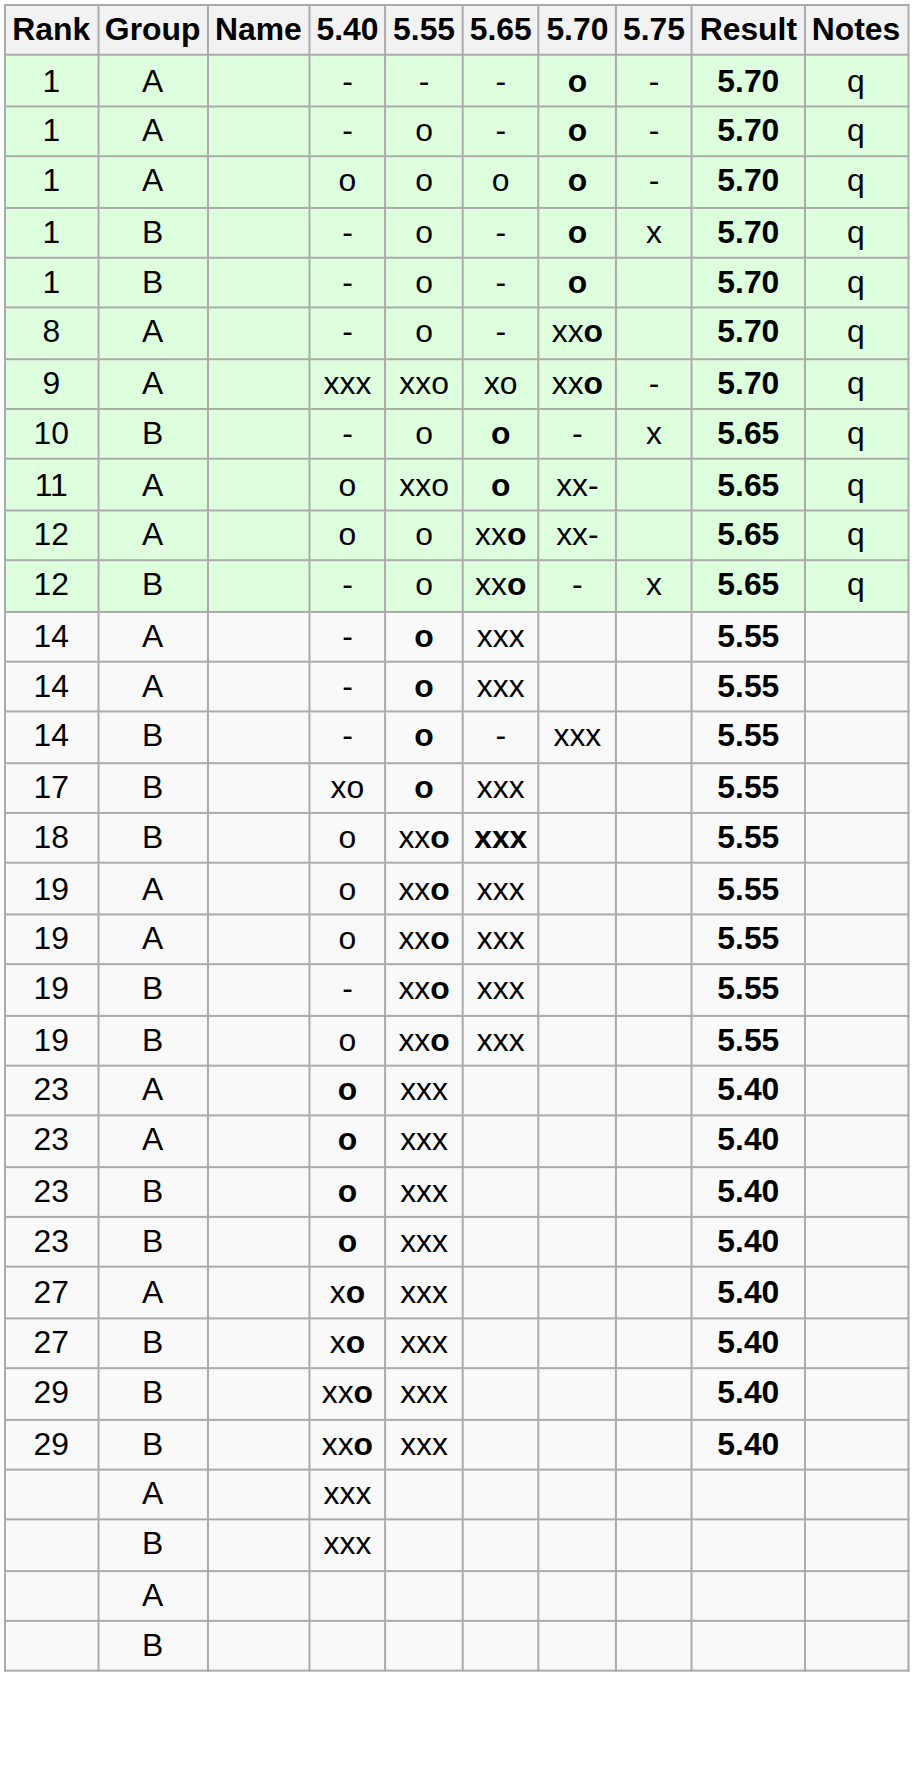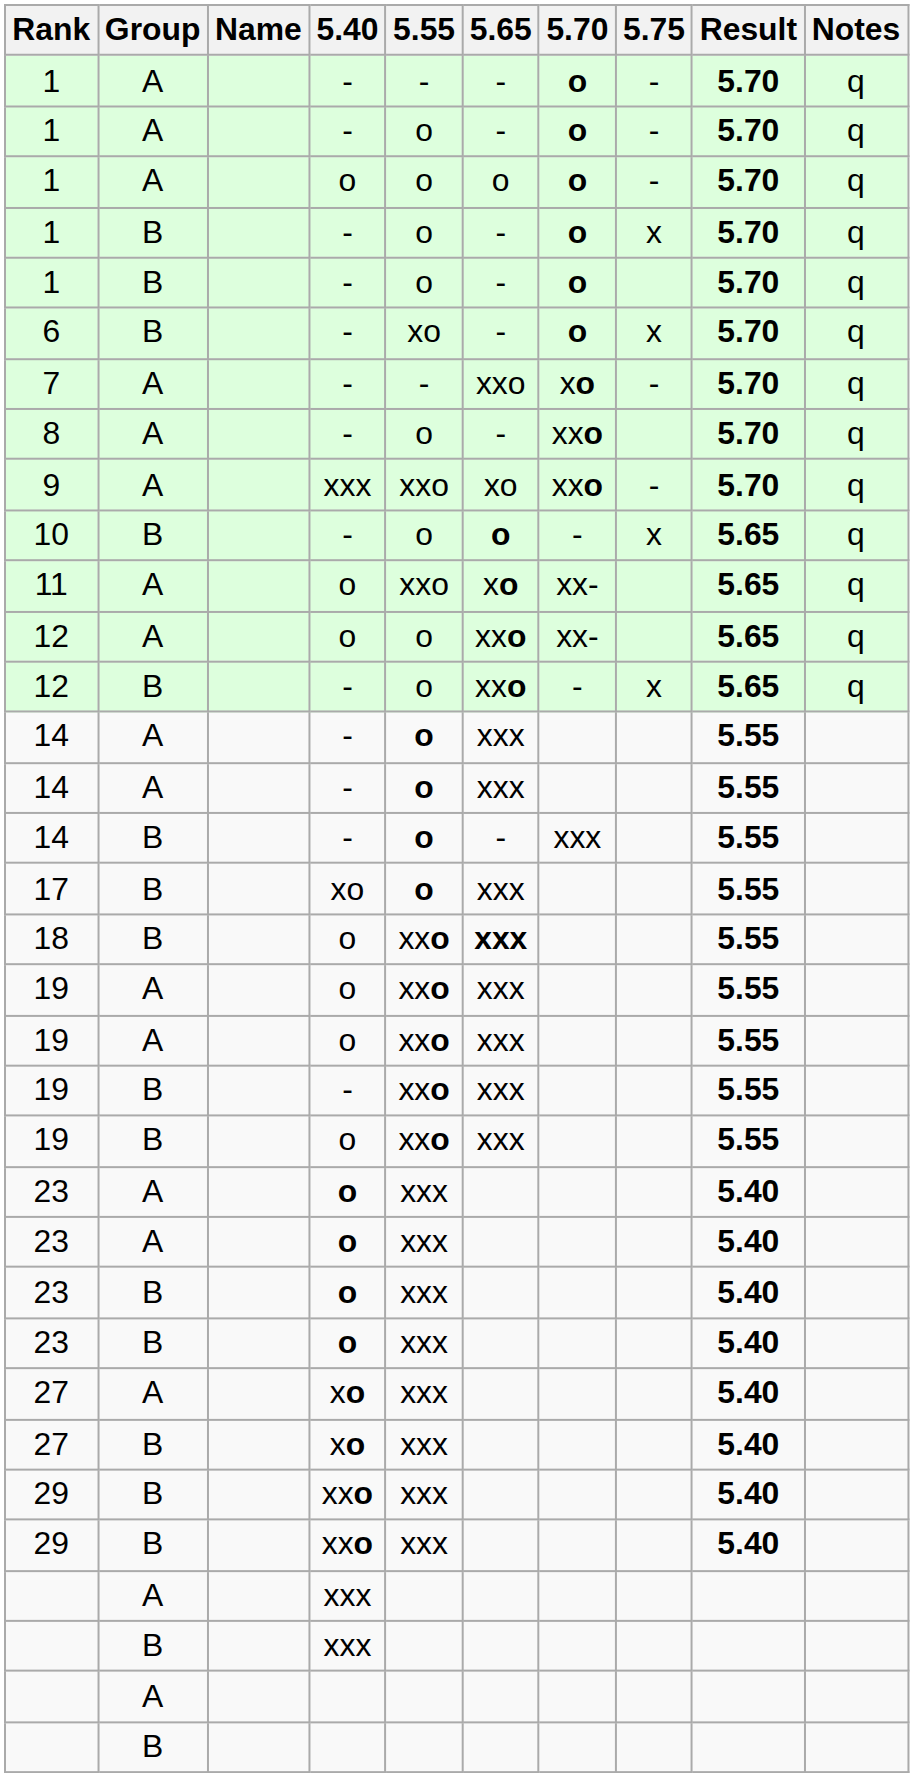+ row: (51, 332)
+ row: (51, 383)
(501, 484) o -> (501, 585) xo
